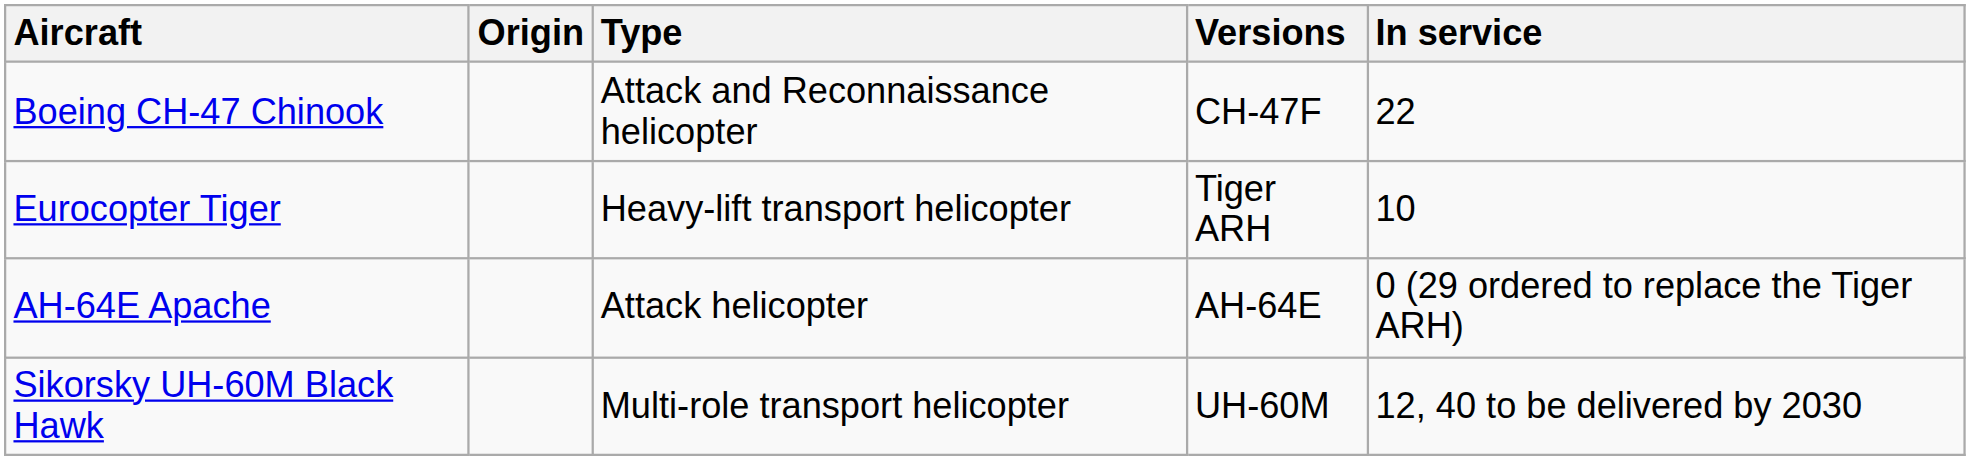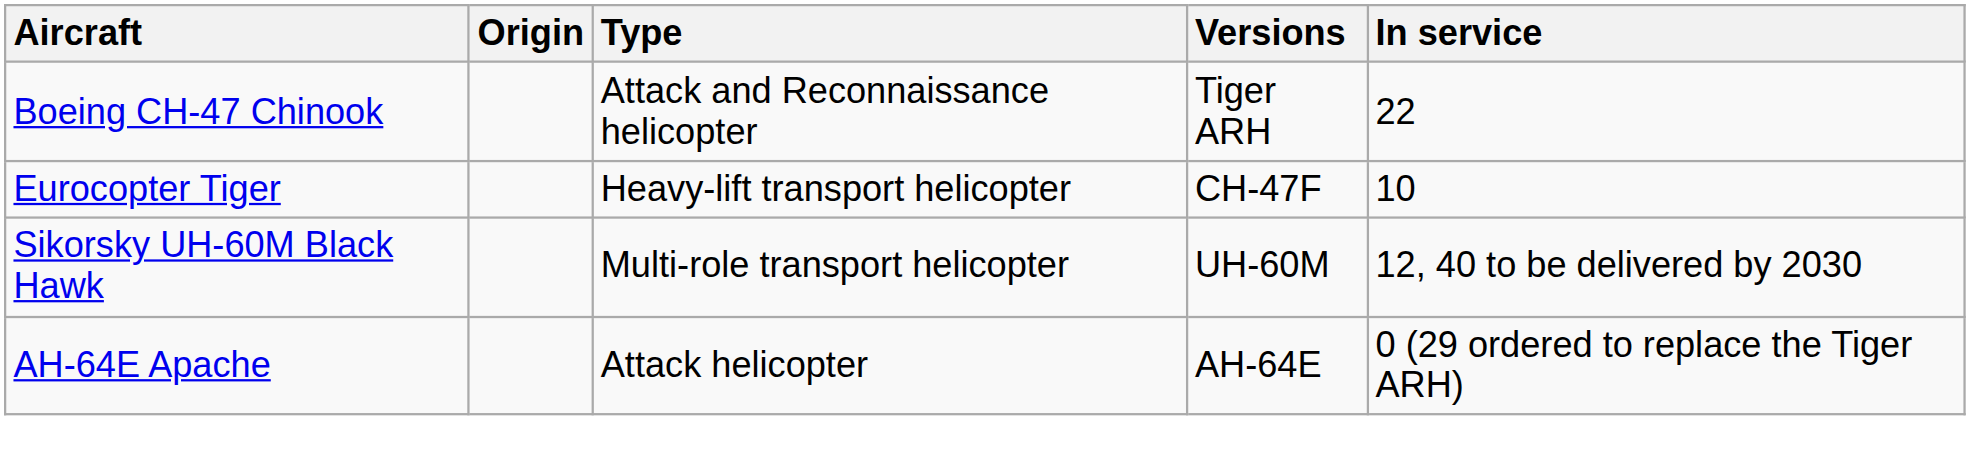(1258, 110) CH-47F -> (1236, 110) Tiger ARH
(1236, 208) Tiger ARH -> (1258, 188) CH-47F
rows swapped: (203, 404) <-> (142, 306)
